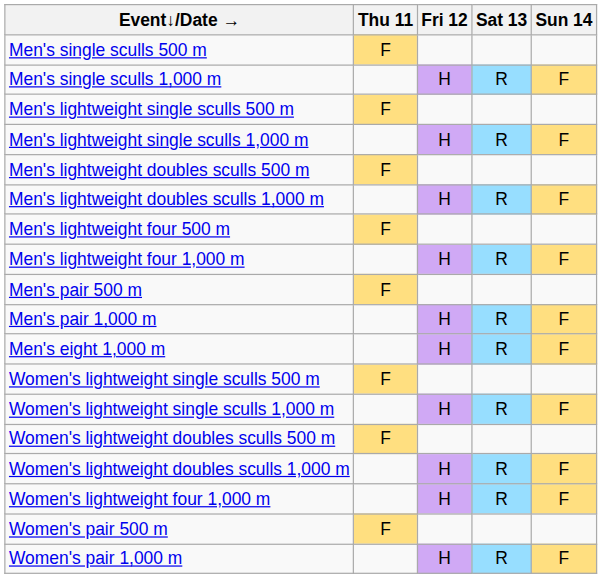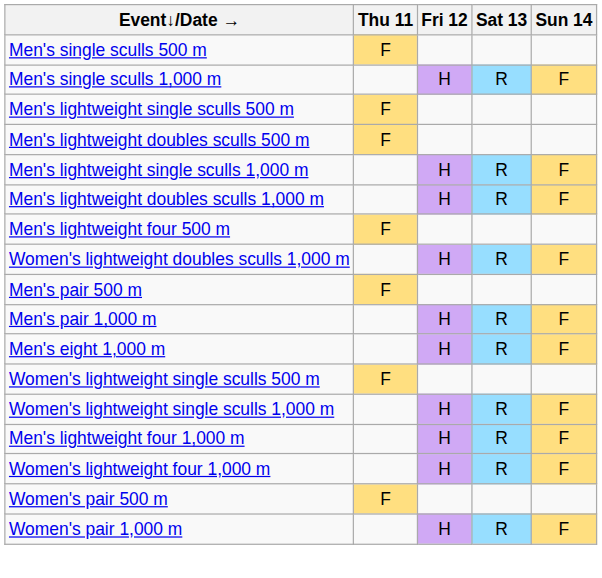rows swapped: (159, 139) <-> (159, 169)
rows swapped: (127, 259) <-> (179, 469)
- row: (172, 439)
